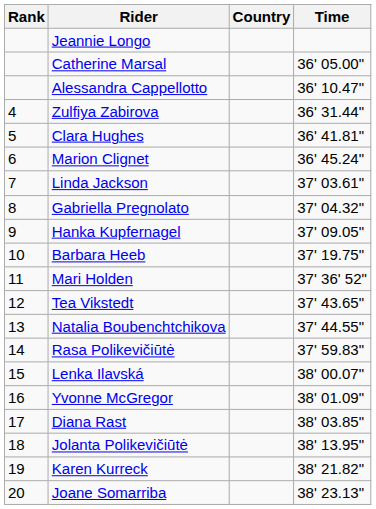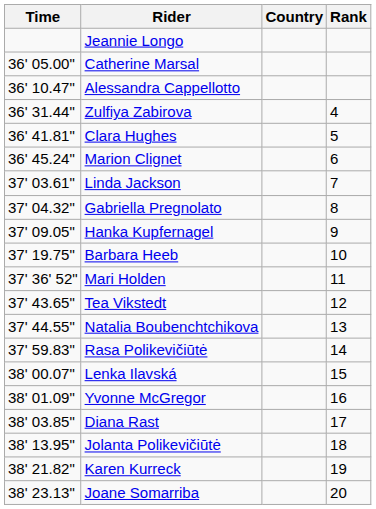columns swapped: (26, 17) <-> (332, 17)
